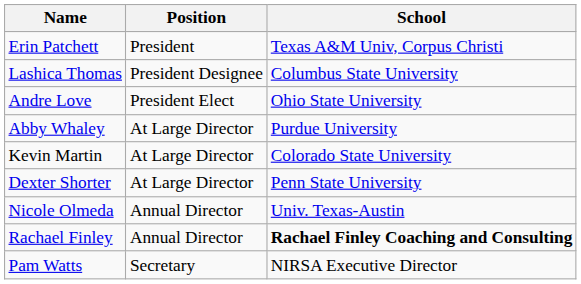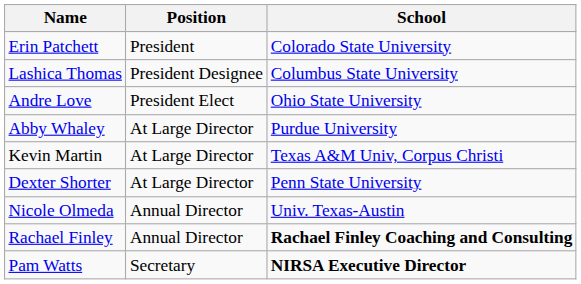(387, 45) Texas A&M Univ, Corpus Christi -> (361, 45) Colorado State University
(361, 155) Colorado State University -> (387, 155) Texas A&M Univ, Corpus Christi
(364, 264) normal -> (369, 264) bold
